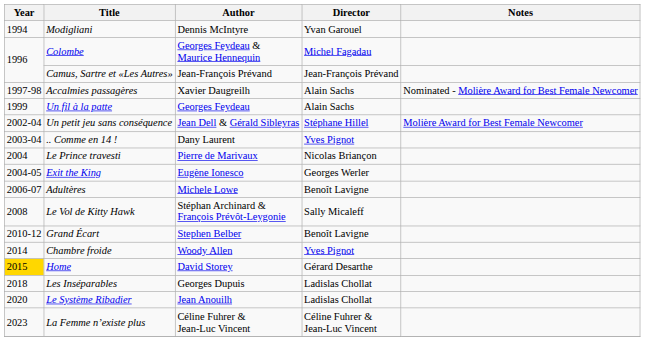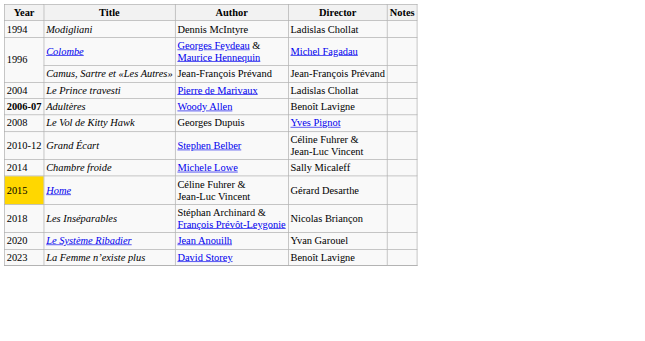(333, 29) Yvan Garouel -> (324, 29) Ladislas Chollat
- row: (92, 90)
- row: (79, 106)
- row: (109, 123)
- row: (82, 139)
(340, 156) Nicolas Briançon -> (324, 90) Ladislas Chollat
- row: (74, 172)
(24, 189) normal -> (24, 106) bold
(208, 189) Michele Lowe -> (205, 106) Woody Allen
(232, 211) Stéphan Archinard & François Prévôt-Leygonie -> (211, 123) Georges Dupuis
(334, 211) Sally Micaleff -> (316, 123) Yves Pignot
(336, 234) Benoît Lavigne -> (327, 145) Céline Fuhrer & Jean-Luc Vincent
(205, 250) Woody Allen -> (208, 168) Michele Lowe
(329, 250) Yves Pignot -> (320, 168) Sally Micaleff
(205, 267) David Storey -> (214, 190) Céline Fuhrer & Jean-Luc Vincent
(211, 283) Georges Dupuis -> (232, 218) Stéphan Archinard & François Prévôt-Leygonie
(338, 283) Ladislas Chollat -> (327, 218) Nicolas Briançon
(338, 300) Ladislas Chollat -> (319, 240) Yvan Garouel
(214, 322) Céline Fuhrer & Jean-Luc Vincent -> (205, 257) David Storey
(341, 322) Céline Fuhrer & Jean-Luc Vincent -> (323, 257) Benoît Lavigne
